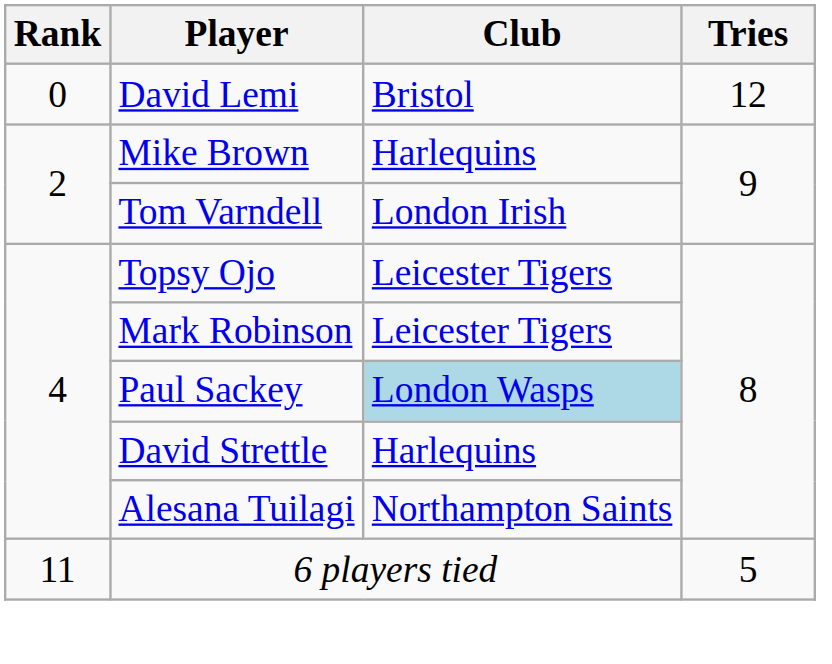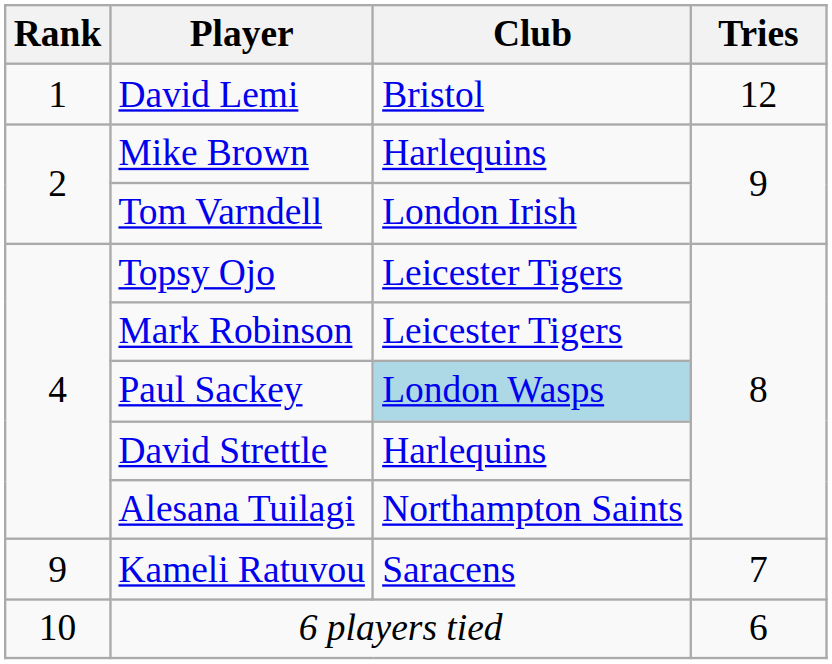(57, 93) 0 -> (57, 93) 1
+ row: (242, 568)
(57, 568) 11 -> (57, 627) 10
(748, 568) 5 -> (758, 627) 6
